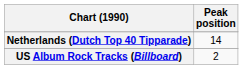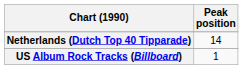(216, 56) 2 -> (216, 56) 1
